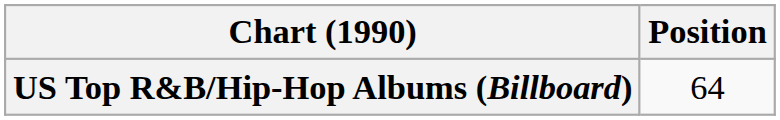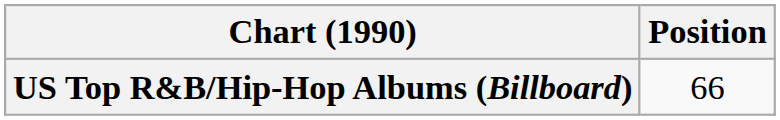(708, 86) 64 -> (708, 86) 66
